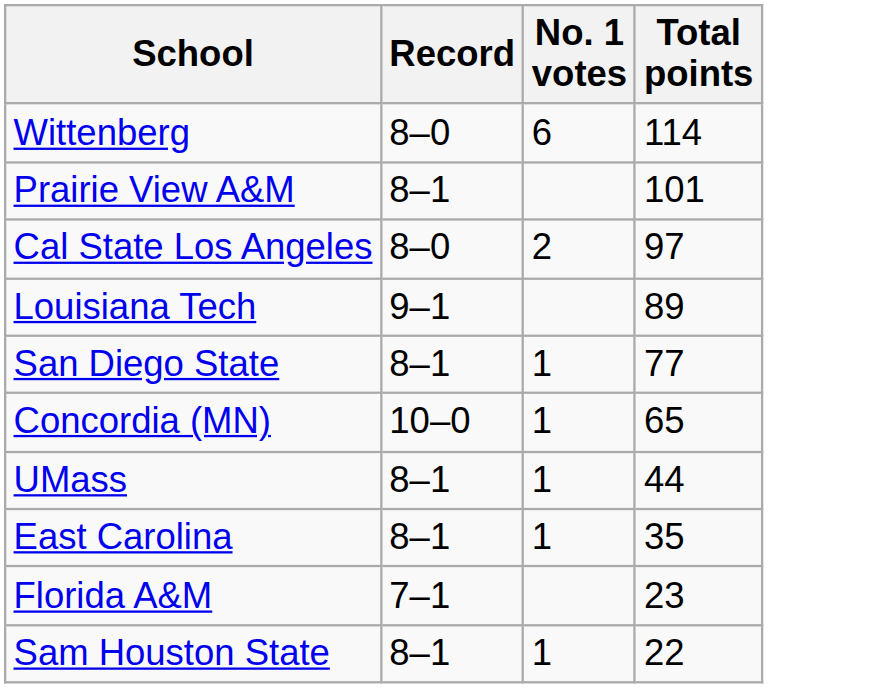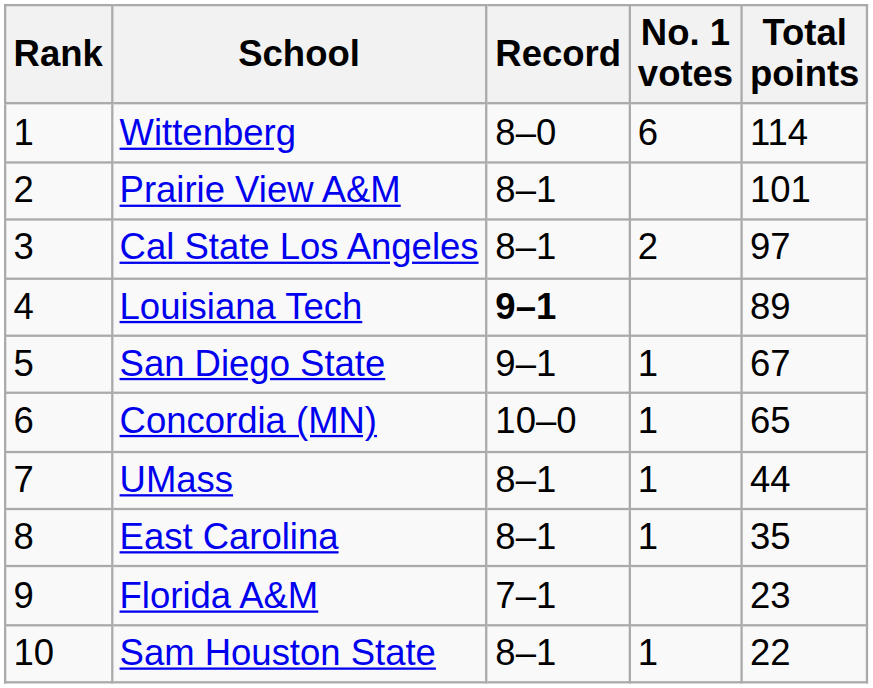+ column: (58, 53)
(420, 248) 8–0 -> (526, 248) 8–1
(420, 305) normal -> (526, 305) bold
(420, 363) 8–1 -> (526, 363) 9–1
(664, 363) 77 -> (770, 363) 67
